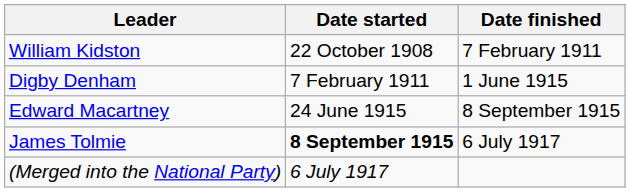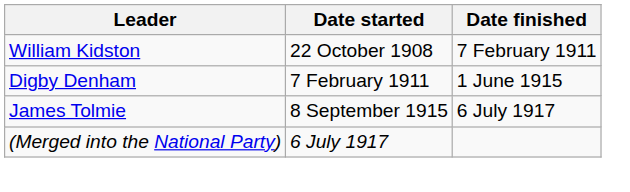- row: (89, 111)
(372, 141) bold -> (369, 111) normal
